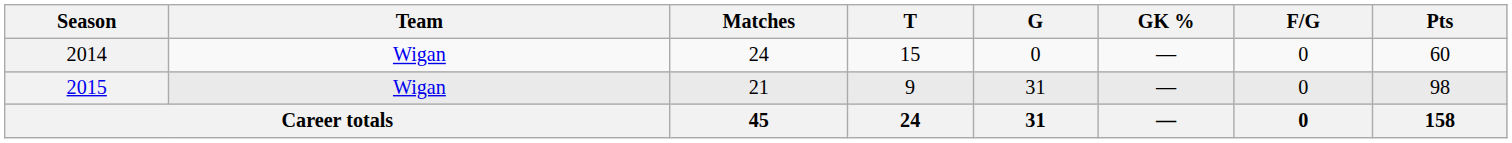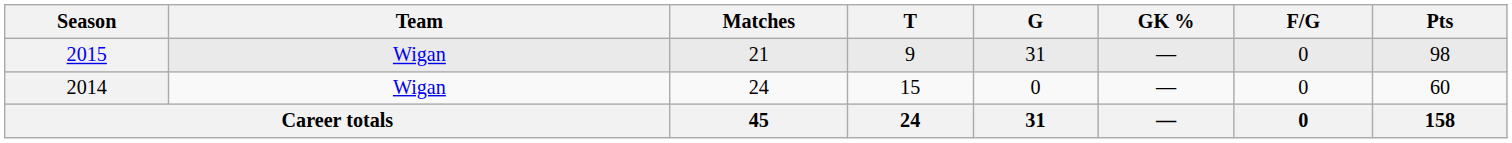rows swapped: (87, 54) <-> (87, 88)
